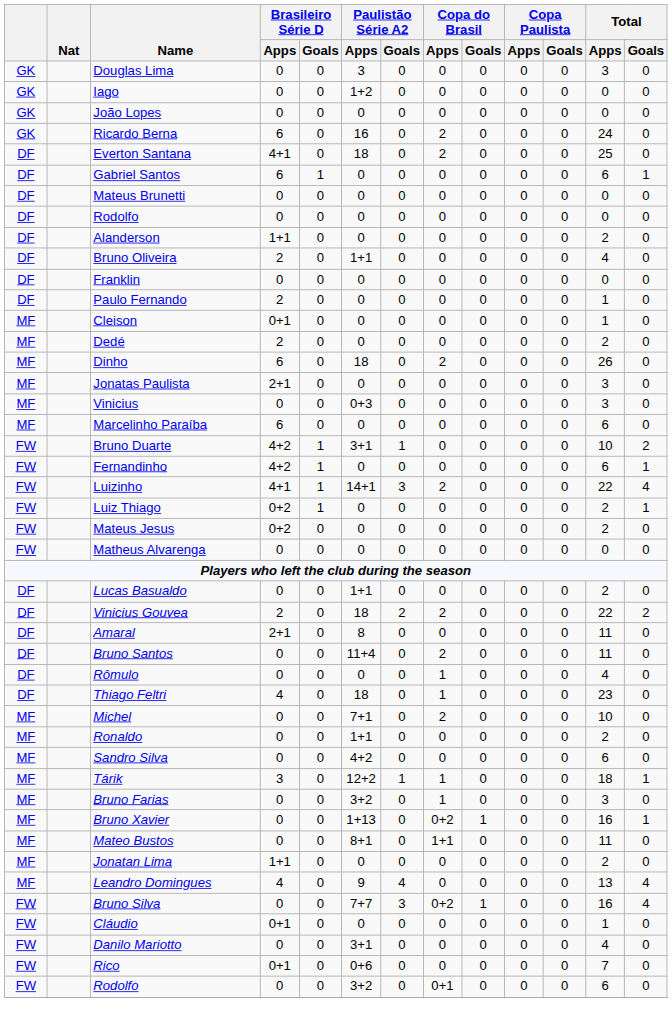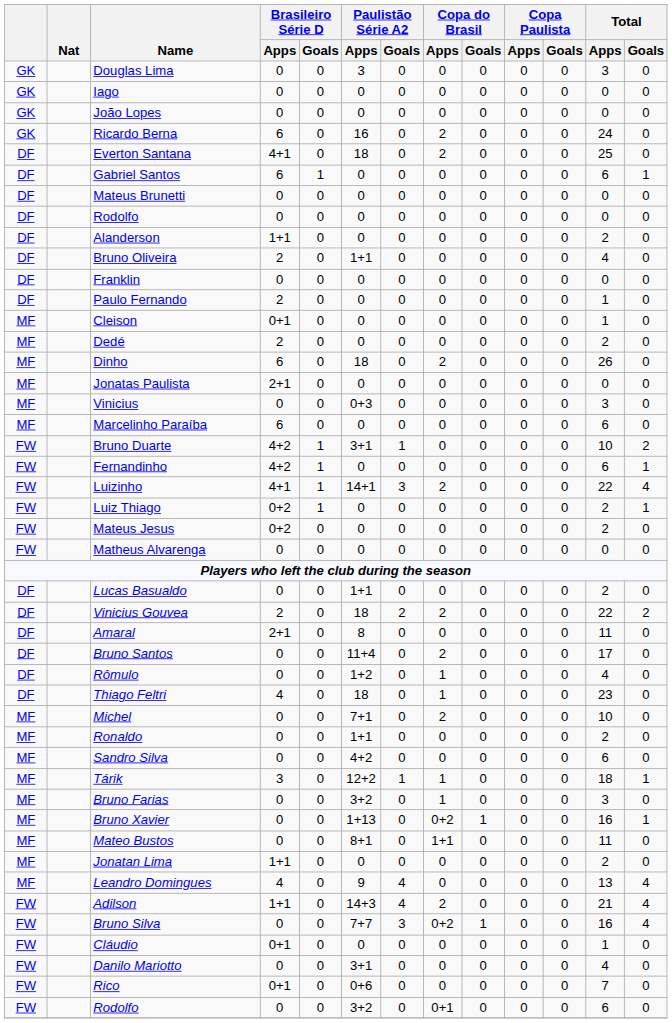(361, 92) 1+2 -> (361, 92) 0
(605, 383) 3 -> (605, 383) 0
(605, 653) 11 -> (605, 653) 17
(361, 674) 0 -> (361, 674) 1+2
+ row: (26, 903)
